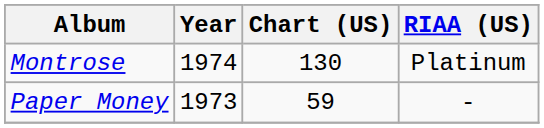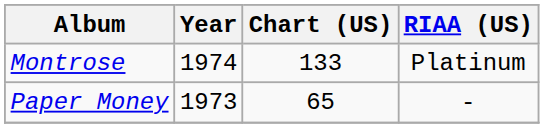(321, 63) 130 -> (321, 63) 133
(321, 102) 59 -> (321, 102) 65
